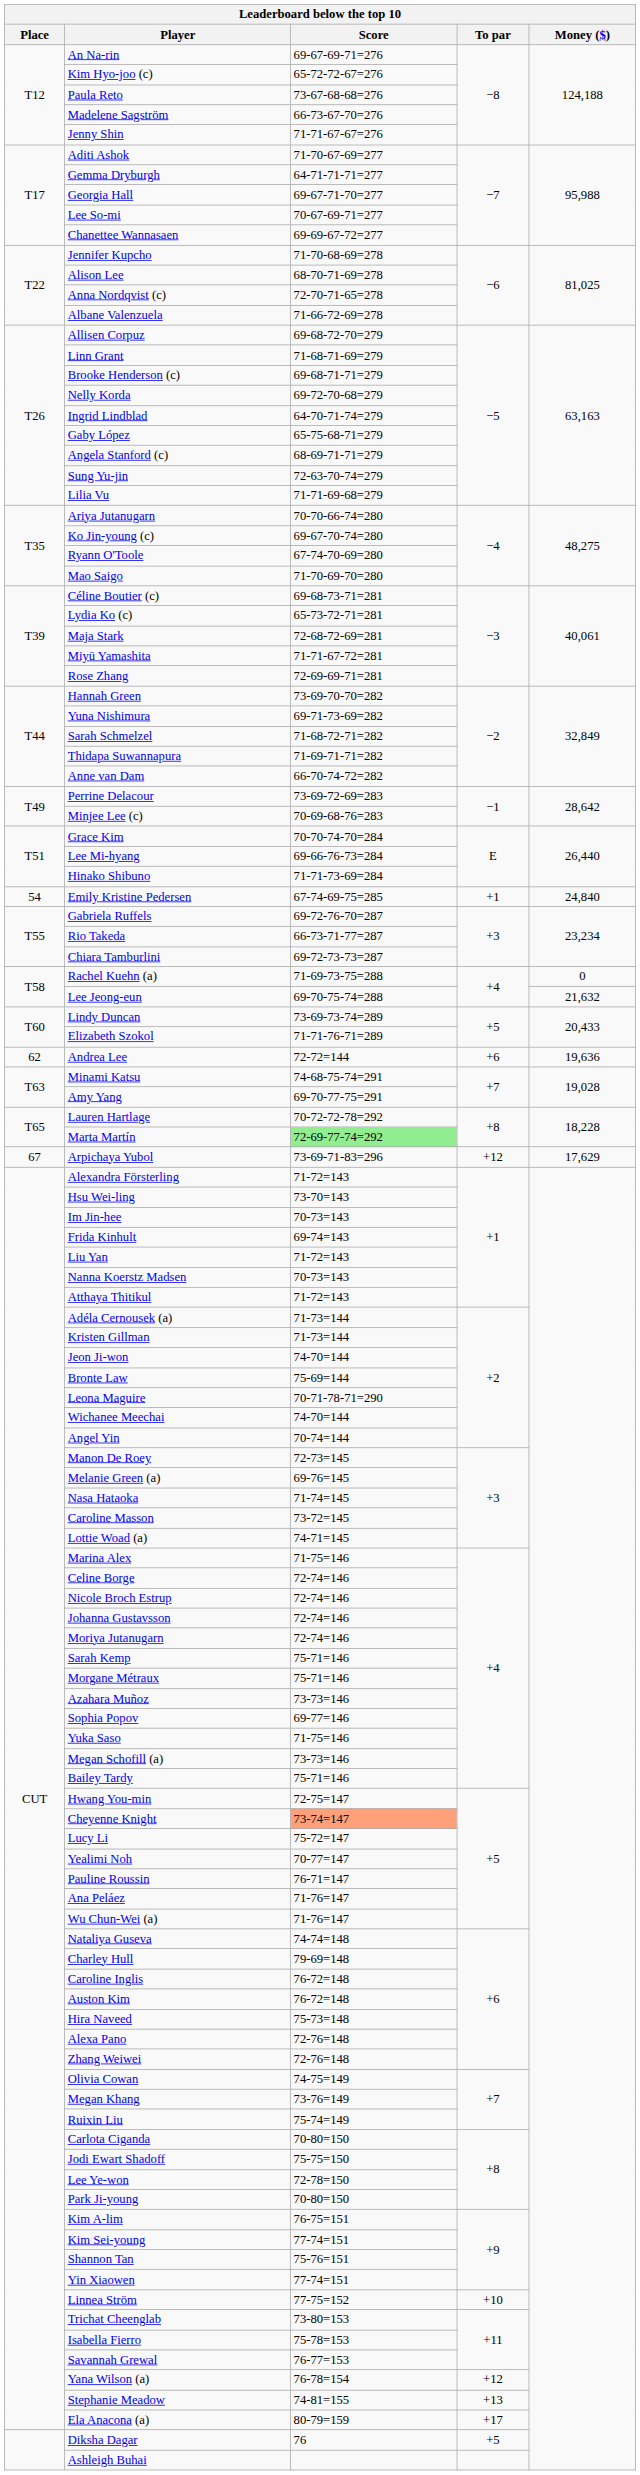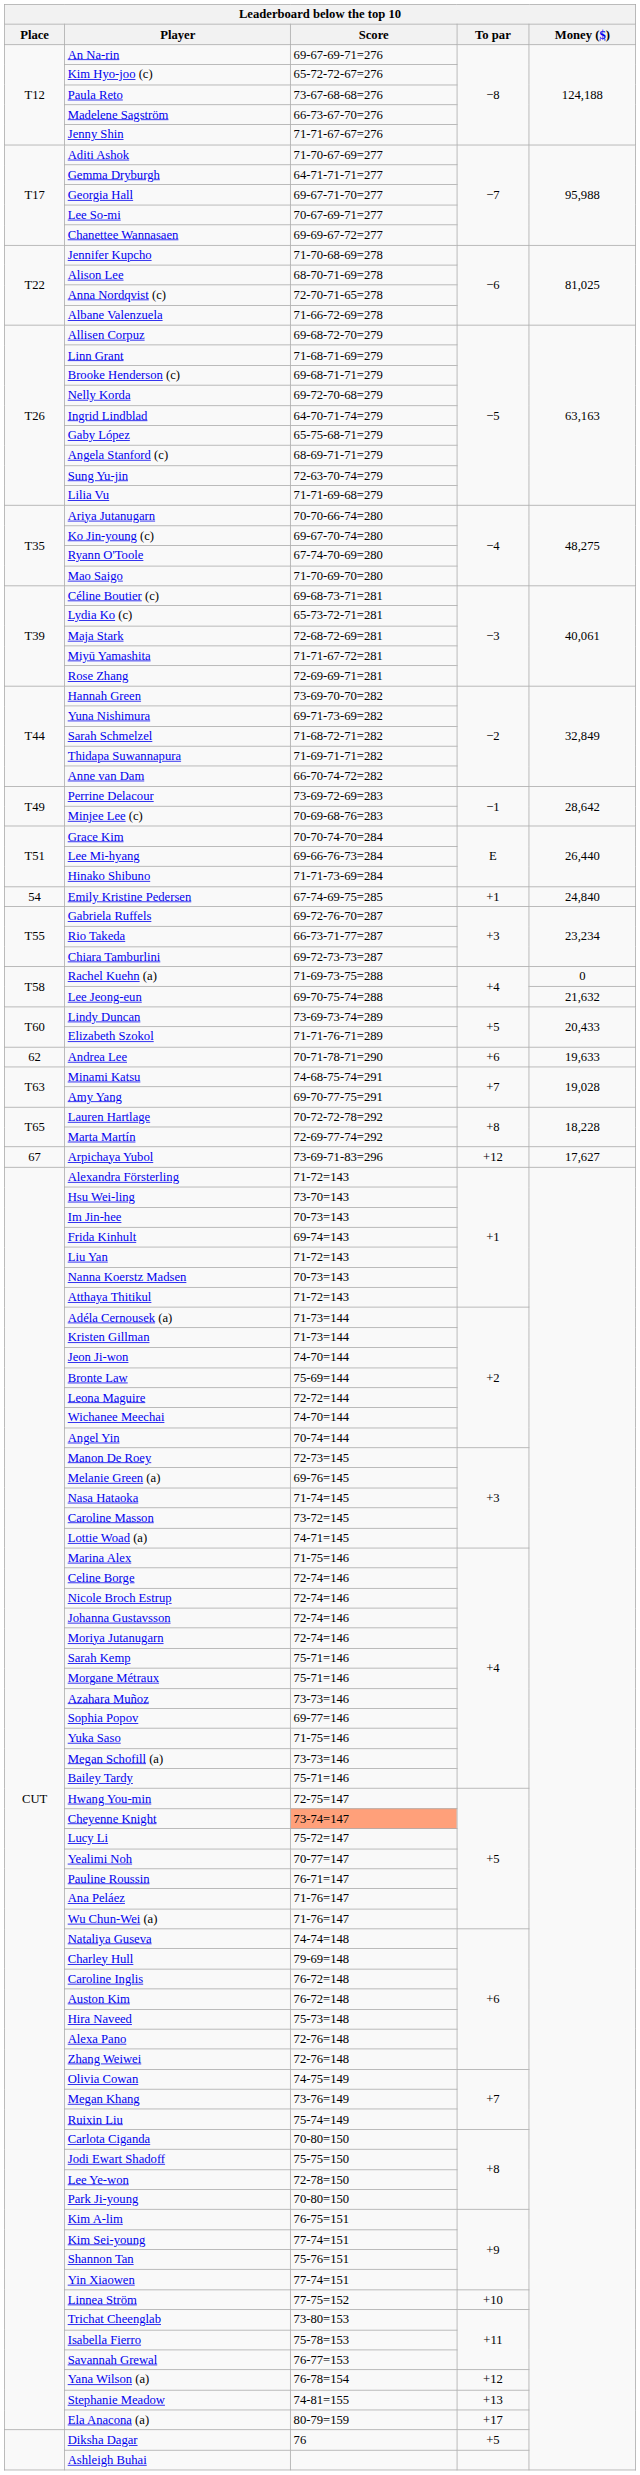(321, 1056) 72-72=144 -> (338, 1056) 70-71-78-71=290
(582, 1056) 19,636 -> (582, 1056) 19,633
(338, 1137) lightgreen background -> (338, 1137) no background
(582, 1157) 17,629 -> (582, 1157) 17,627
(338, 1397) 70-71-78-71=290 -> (321, 1397) 72-72=144
